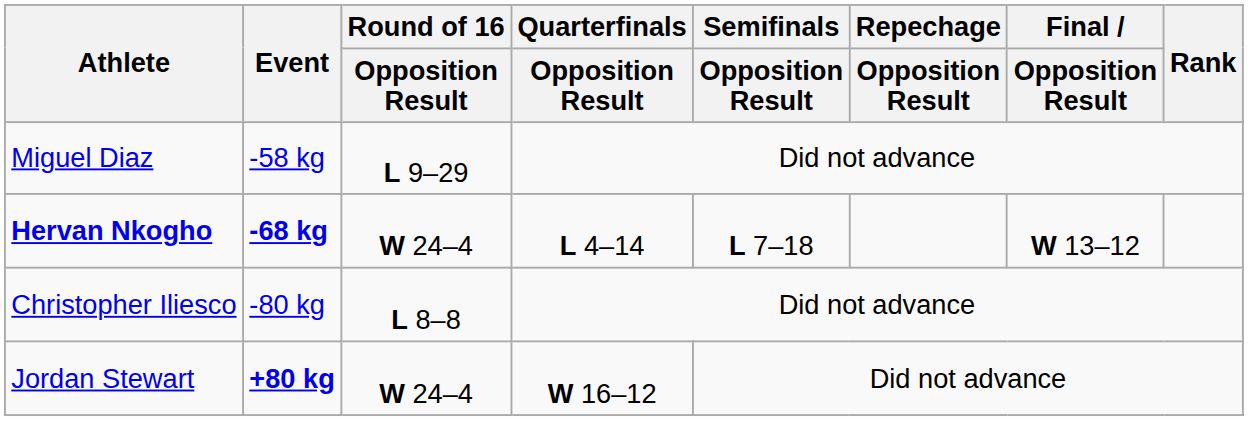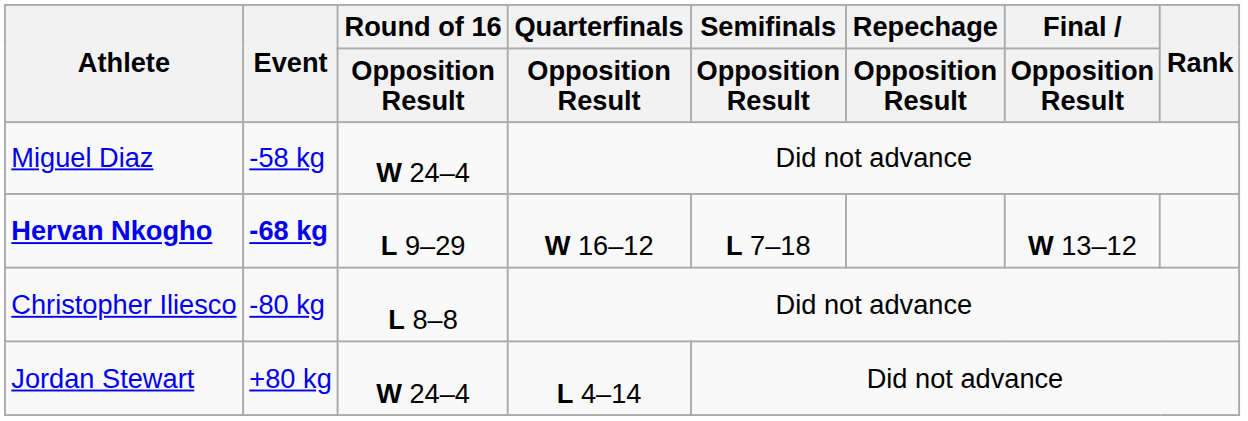(426, 173) L 9–29 -> (423, 173) W 24–4
(426, 247) W 24–4 -> (423, 247) L 9–29
(602, 247) L 4–14 -> (599, 247) W 16–12
(292, 378) bold -> (291, 378) normal
(602, 393) W 16–12 -> (599, 393) L 4–14
